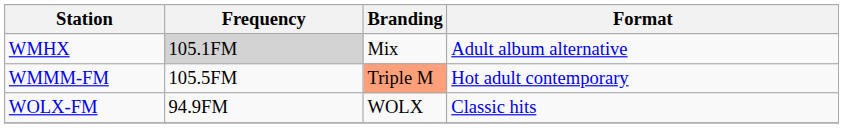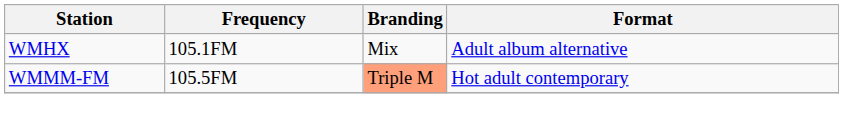(203, 48) lightgrey background -> (203, 48) no background
- row: (53, 107)
